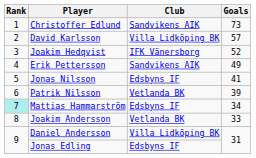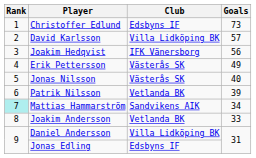(165, 25) Sandvikens AIK -> (154, 25) Edsbyns IF
(236, 52) 52 -> (236, 52) 56
(165, 65) Sandvikens AIK -> (157, 65) Västerås SK
(154, 79) Edsbyns IF -> (157, 79) Västerås SK
(236, 79) 41 -> (236, 79) 40
(154, 106) Edsbyns IF -> (165, 106) Sandvikens AIK
